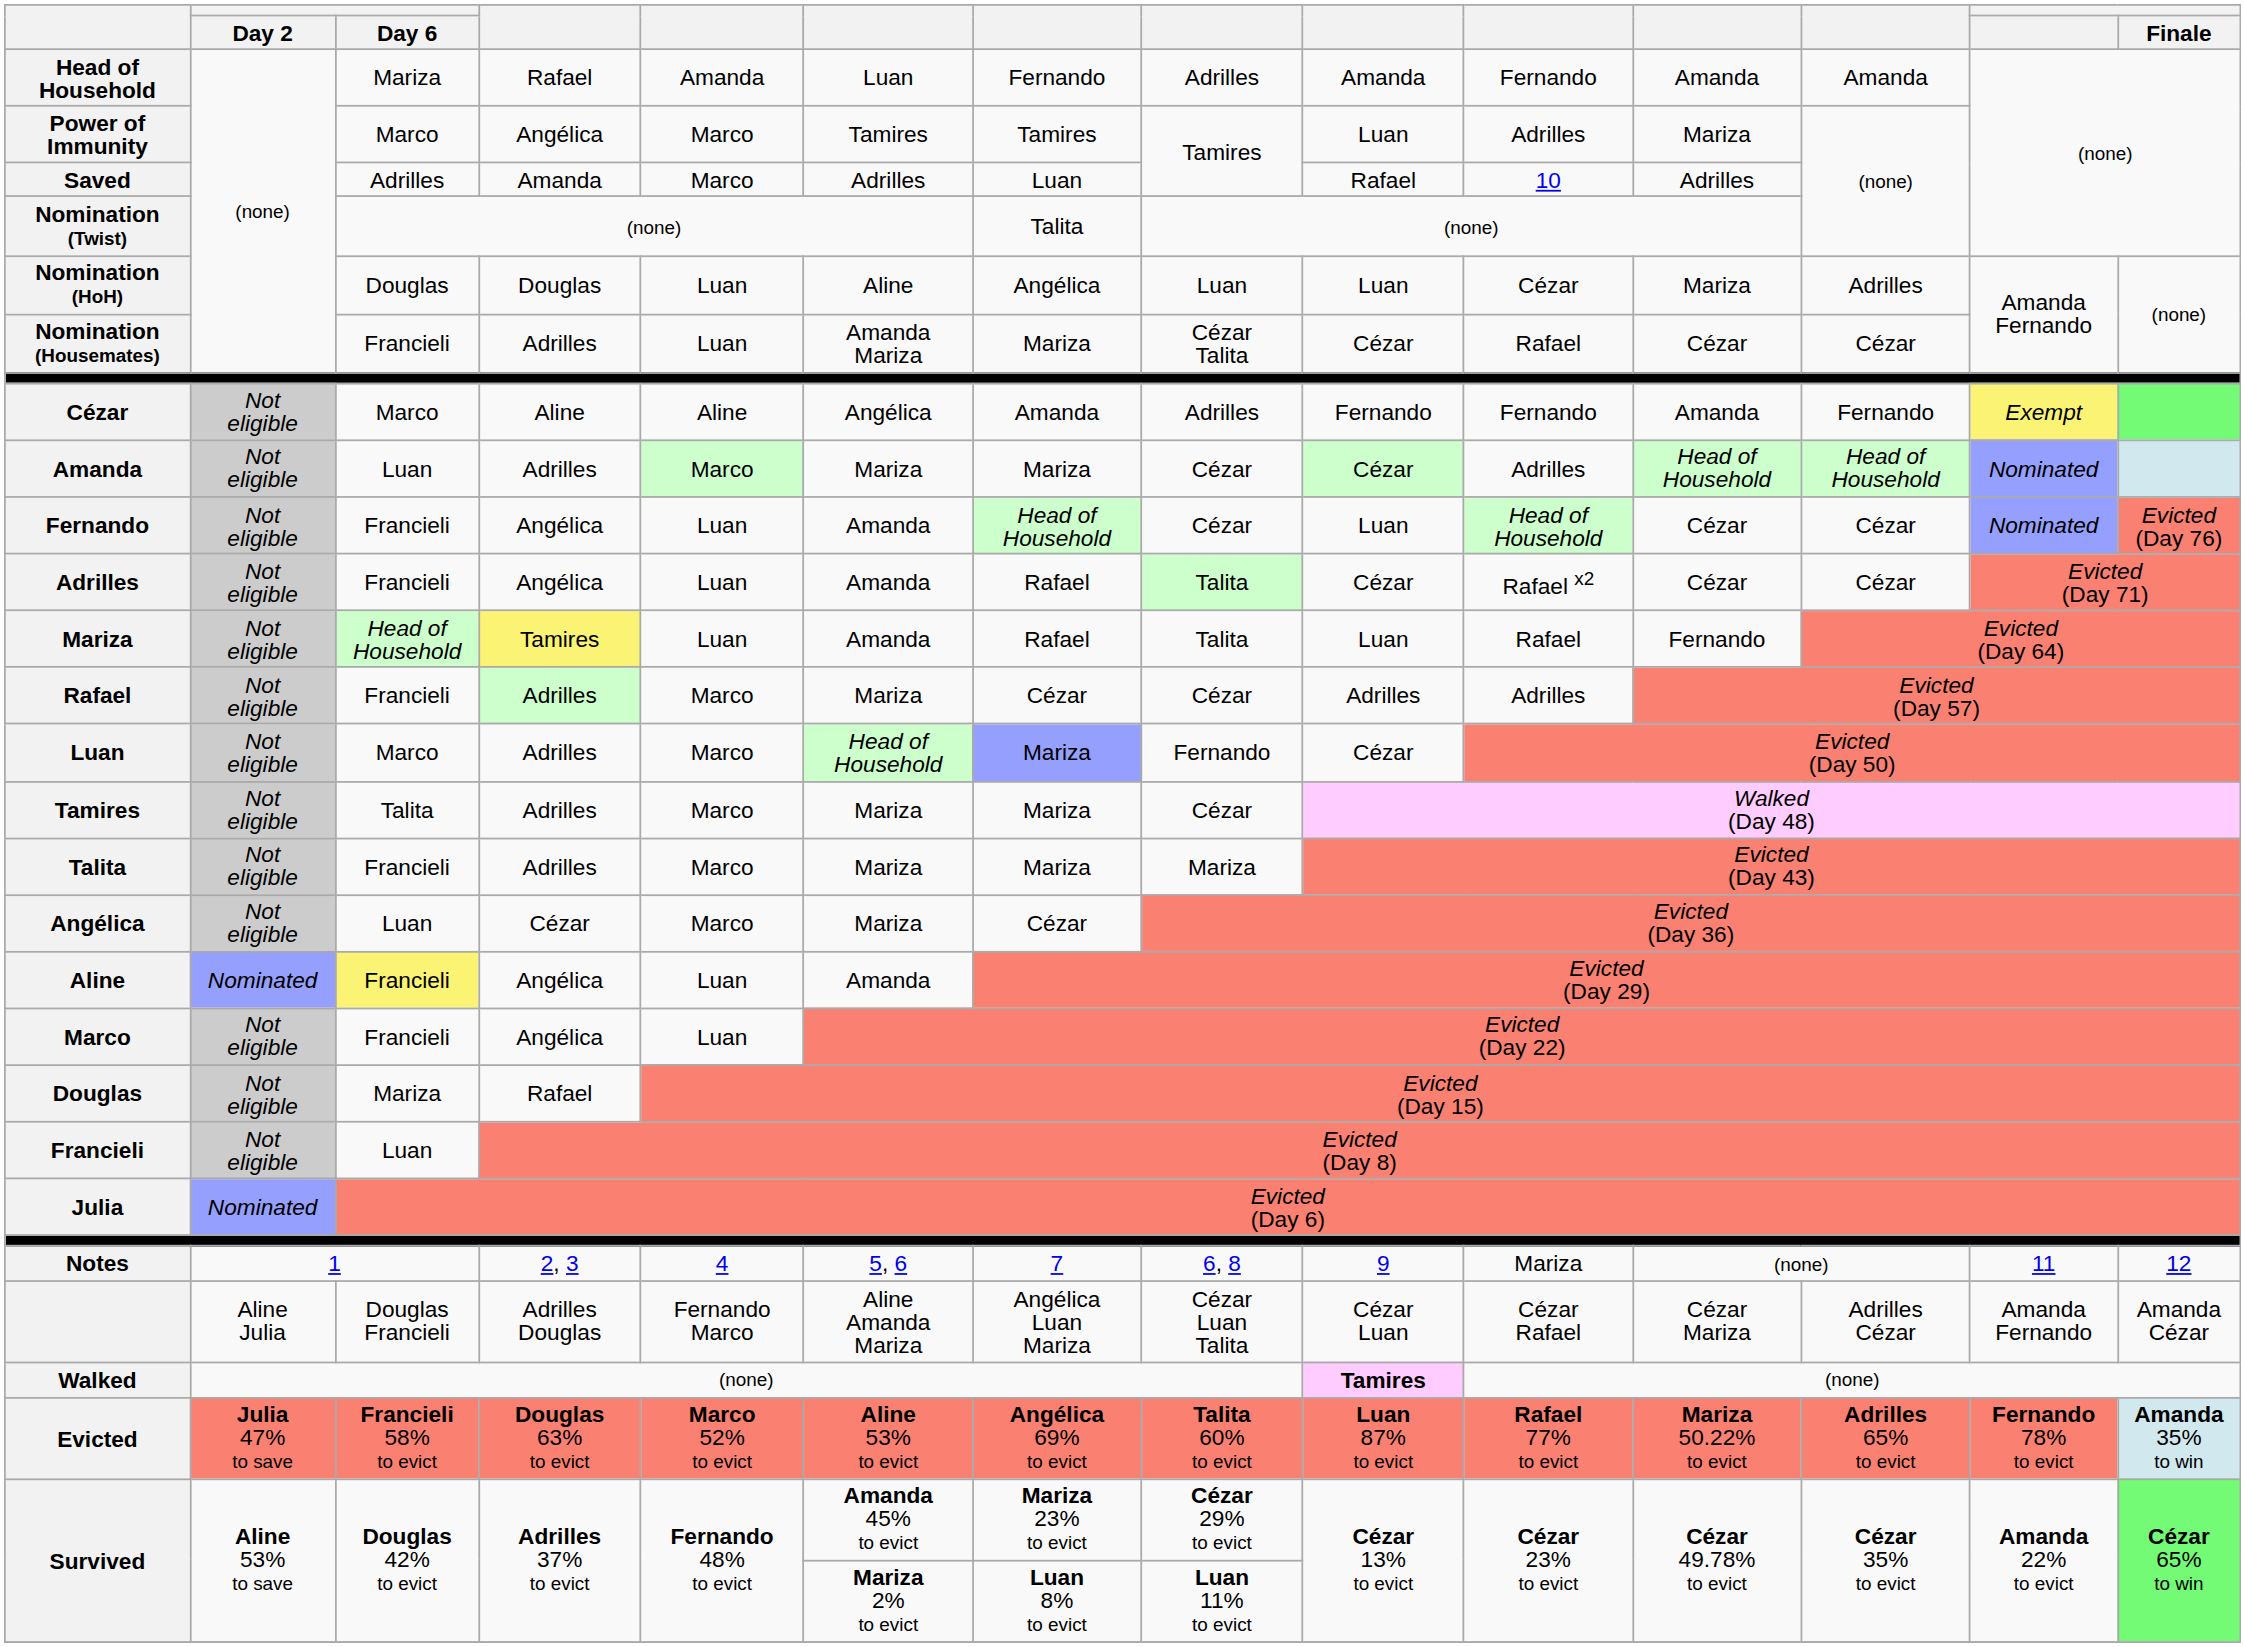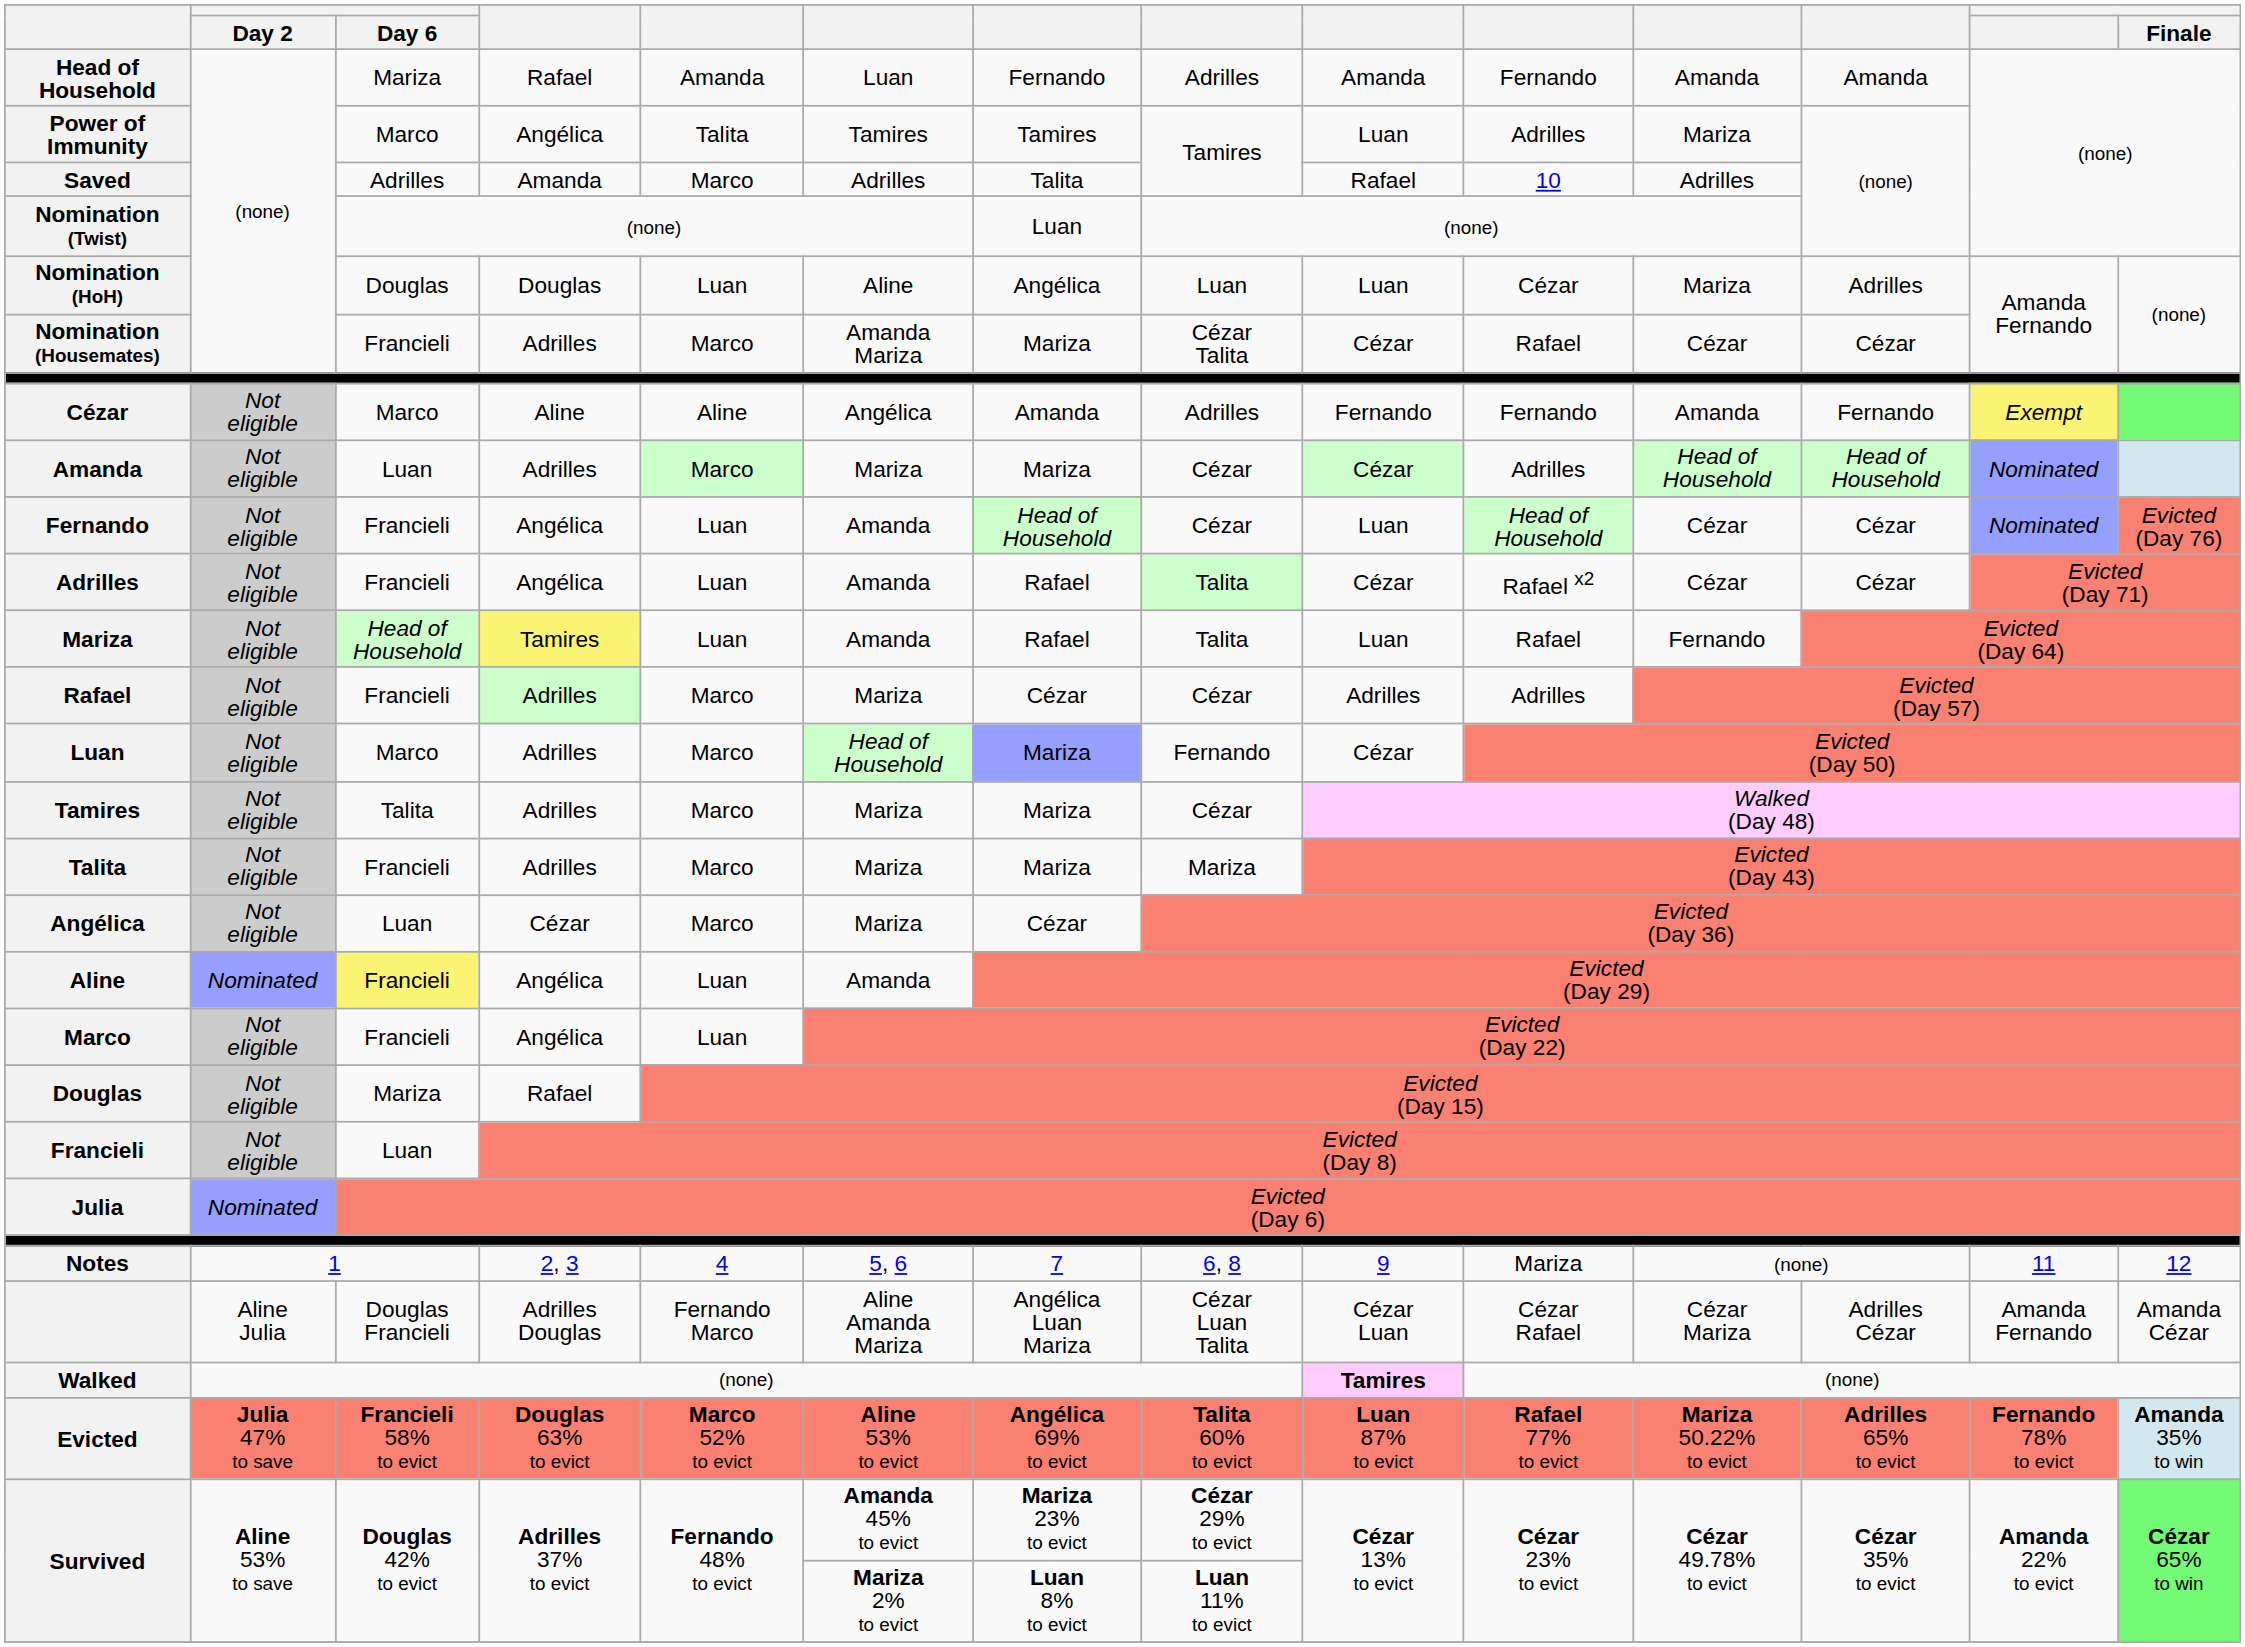(722, 134) Marco -> (722, 134) Talita
(1057, 180) Luan -> (1057, 180) Talita
(1057, 226) Talita -> (1057, 226) Luan
(722, 343) Luan -> (722, 343) Marco
